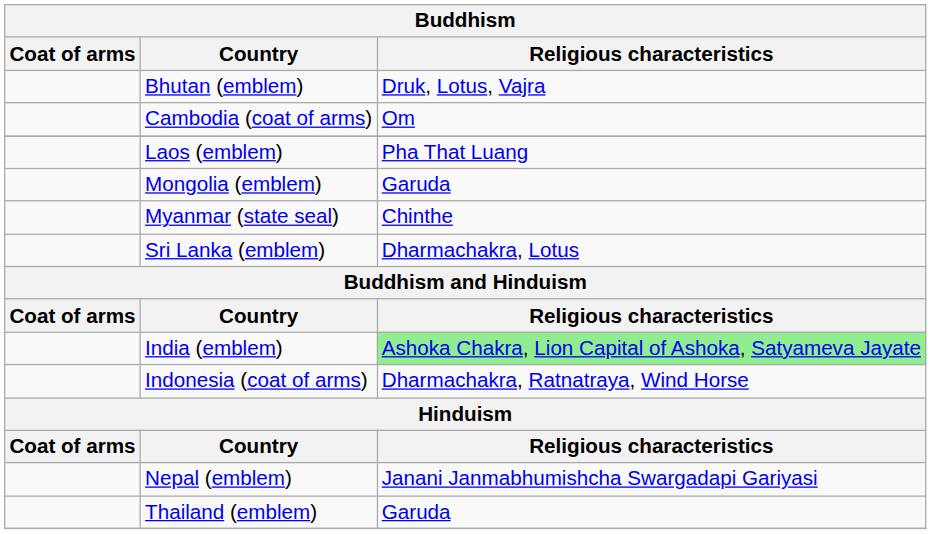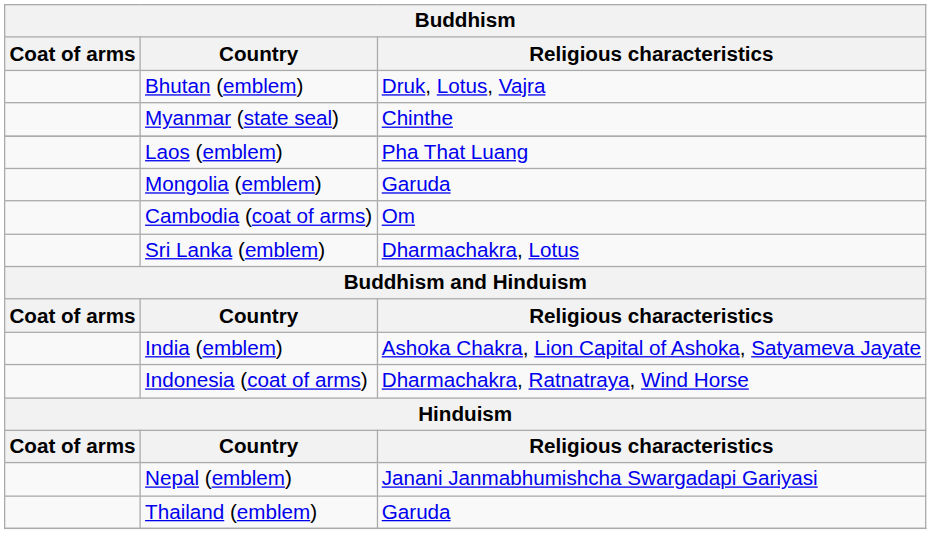rows swapped: (259, 119) <-> (242, 217)
(651, 348) lightgreen background -> (651, 348) no background
